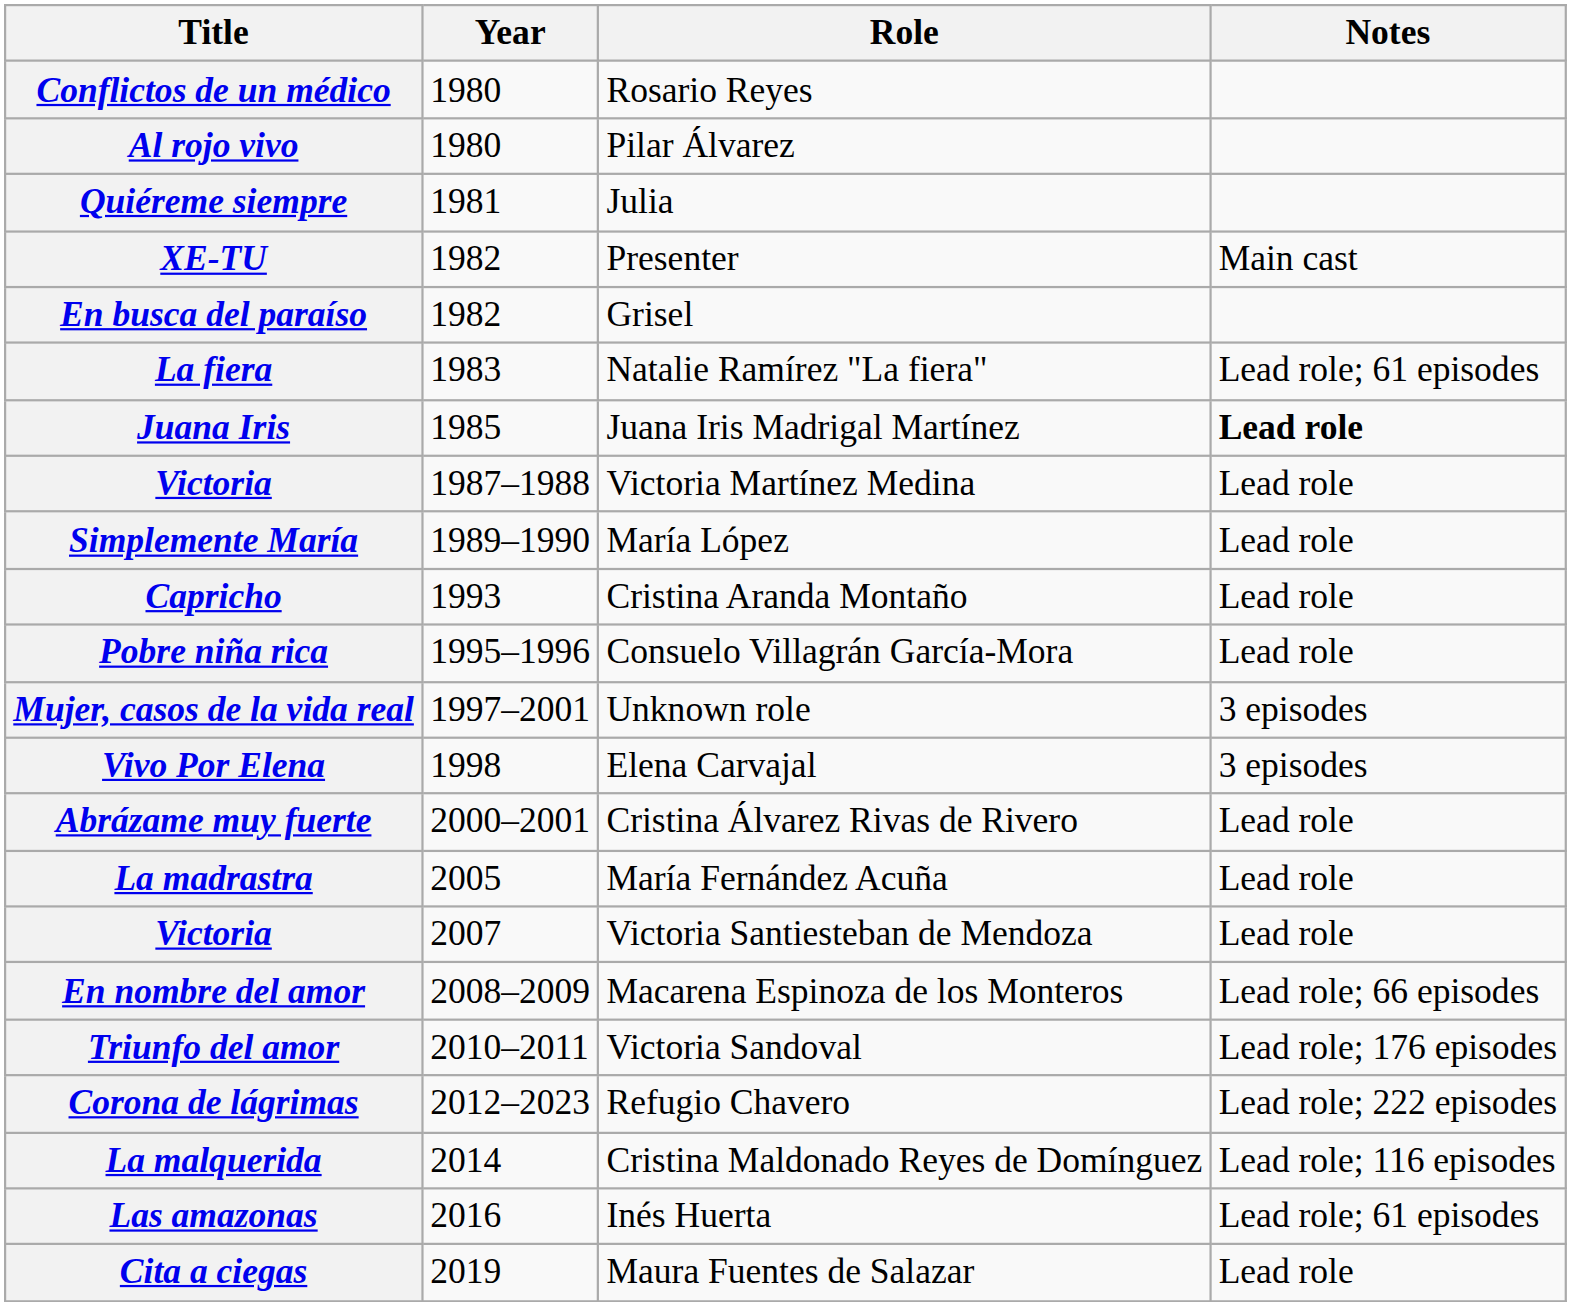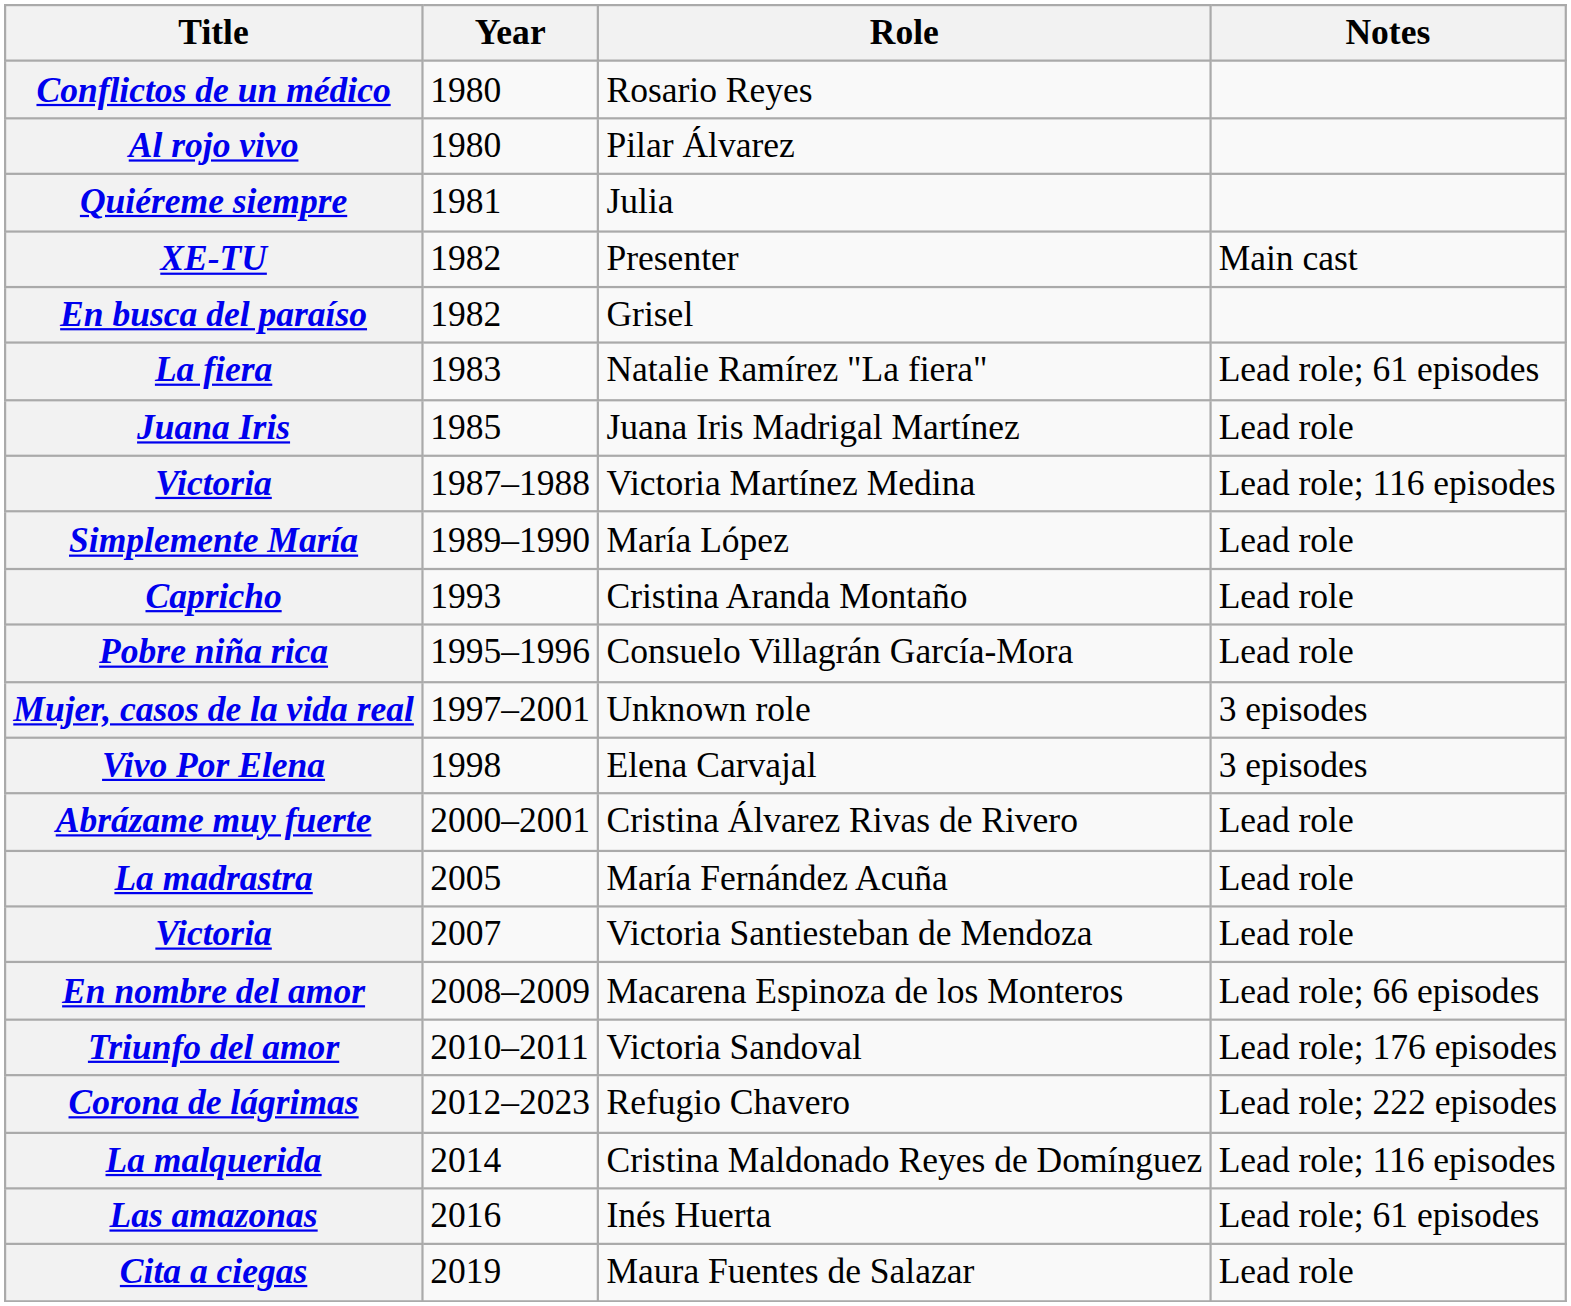(1291, 426) bold -> (1286, 426) normal
(1286, 483) Lead role -> (1387, 483) Lead role; 116 episodes
